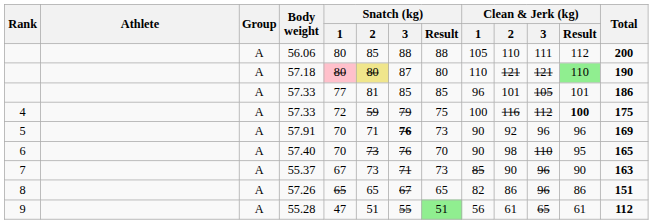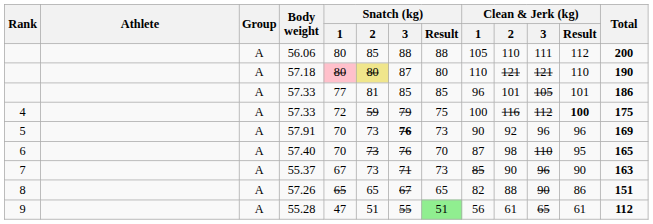(580, 72) lightgreen background -> (580, 72) no background
(373, 131) 71 -> (373, 131) 73
(478, 151) 90 -> (478, 151) 87
(511, 190) 86 -> (511, 190) 88
(543, 190) 96 -> (543, 190) 90
